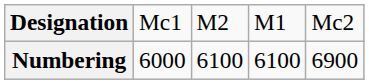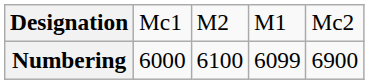(277, 60) 6100 -> (277, 60) 6099
